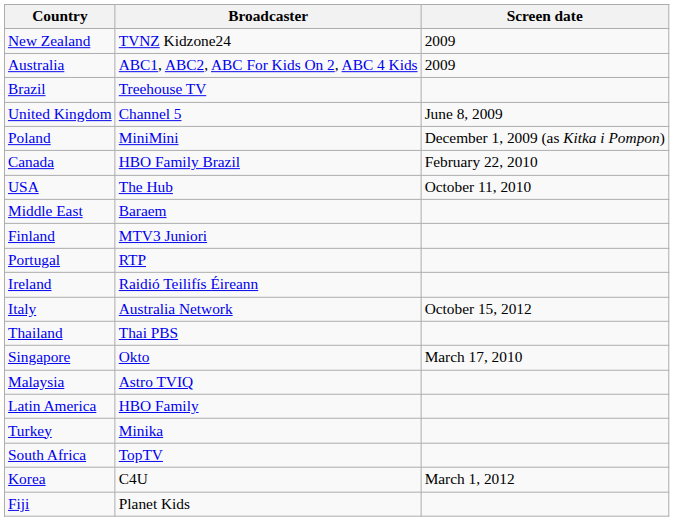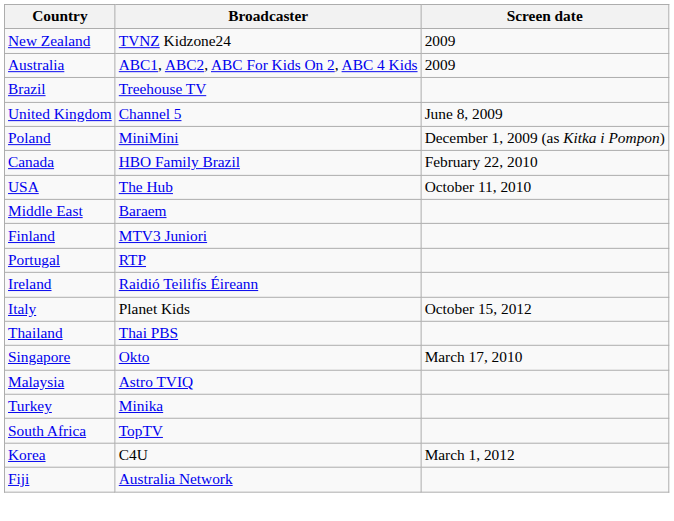(176, 308) Australia Network -> (154, 308) Planet Kids
- row: (52, 406)
(154, 503) Planet Kids -> (176, 479) Australia Network
